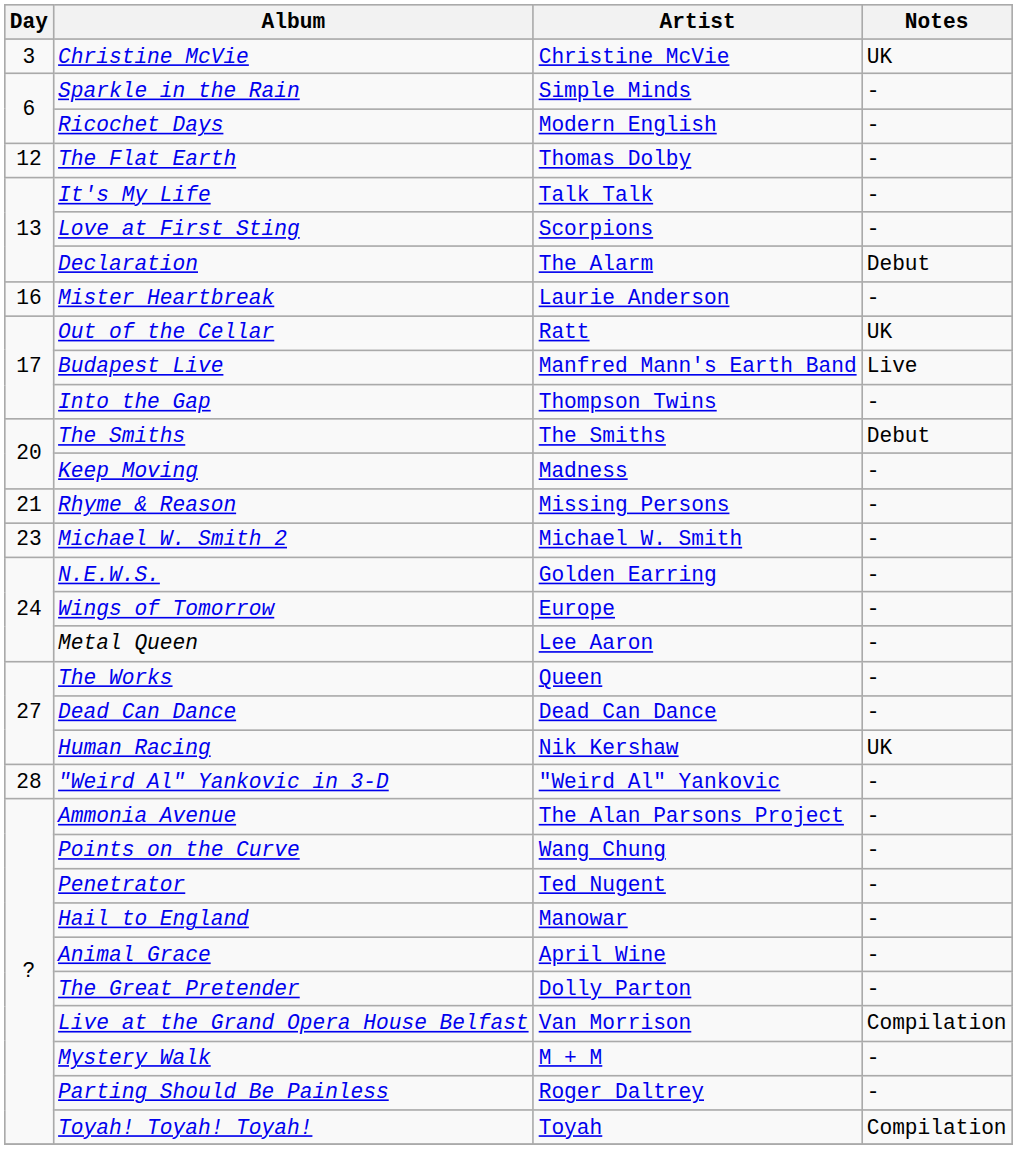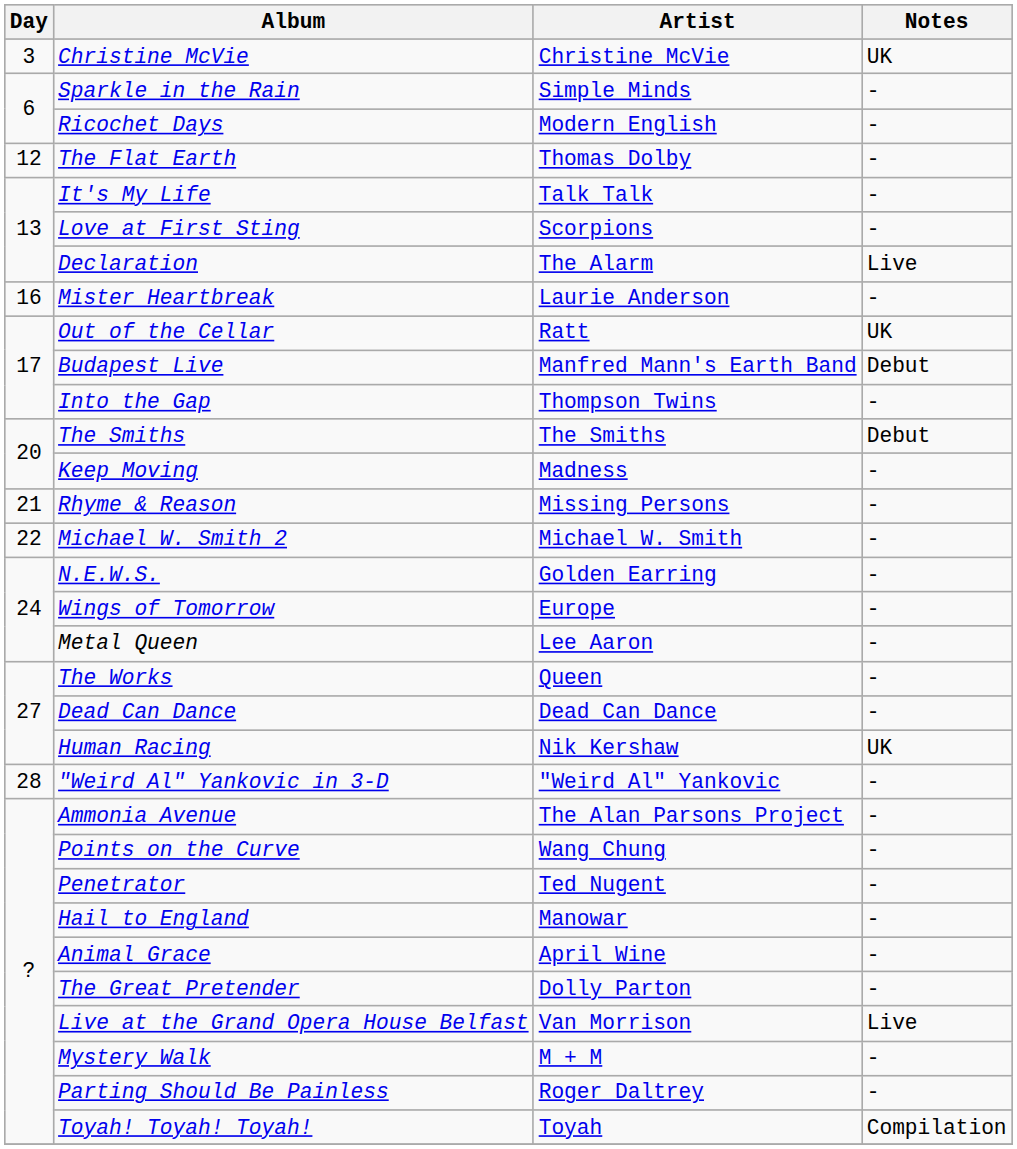(899, 264) Debut -> (892, 264) Live
(892, 367) Live -> (899, 367) Debut
(29, 540) 23 -> (29, 540) 22
(937, 1024) Compilation -> (892, 1024) Live
